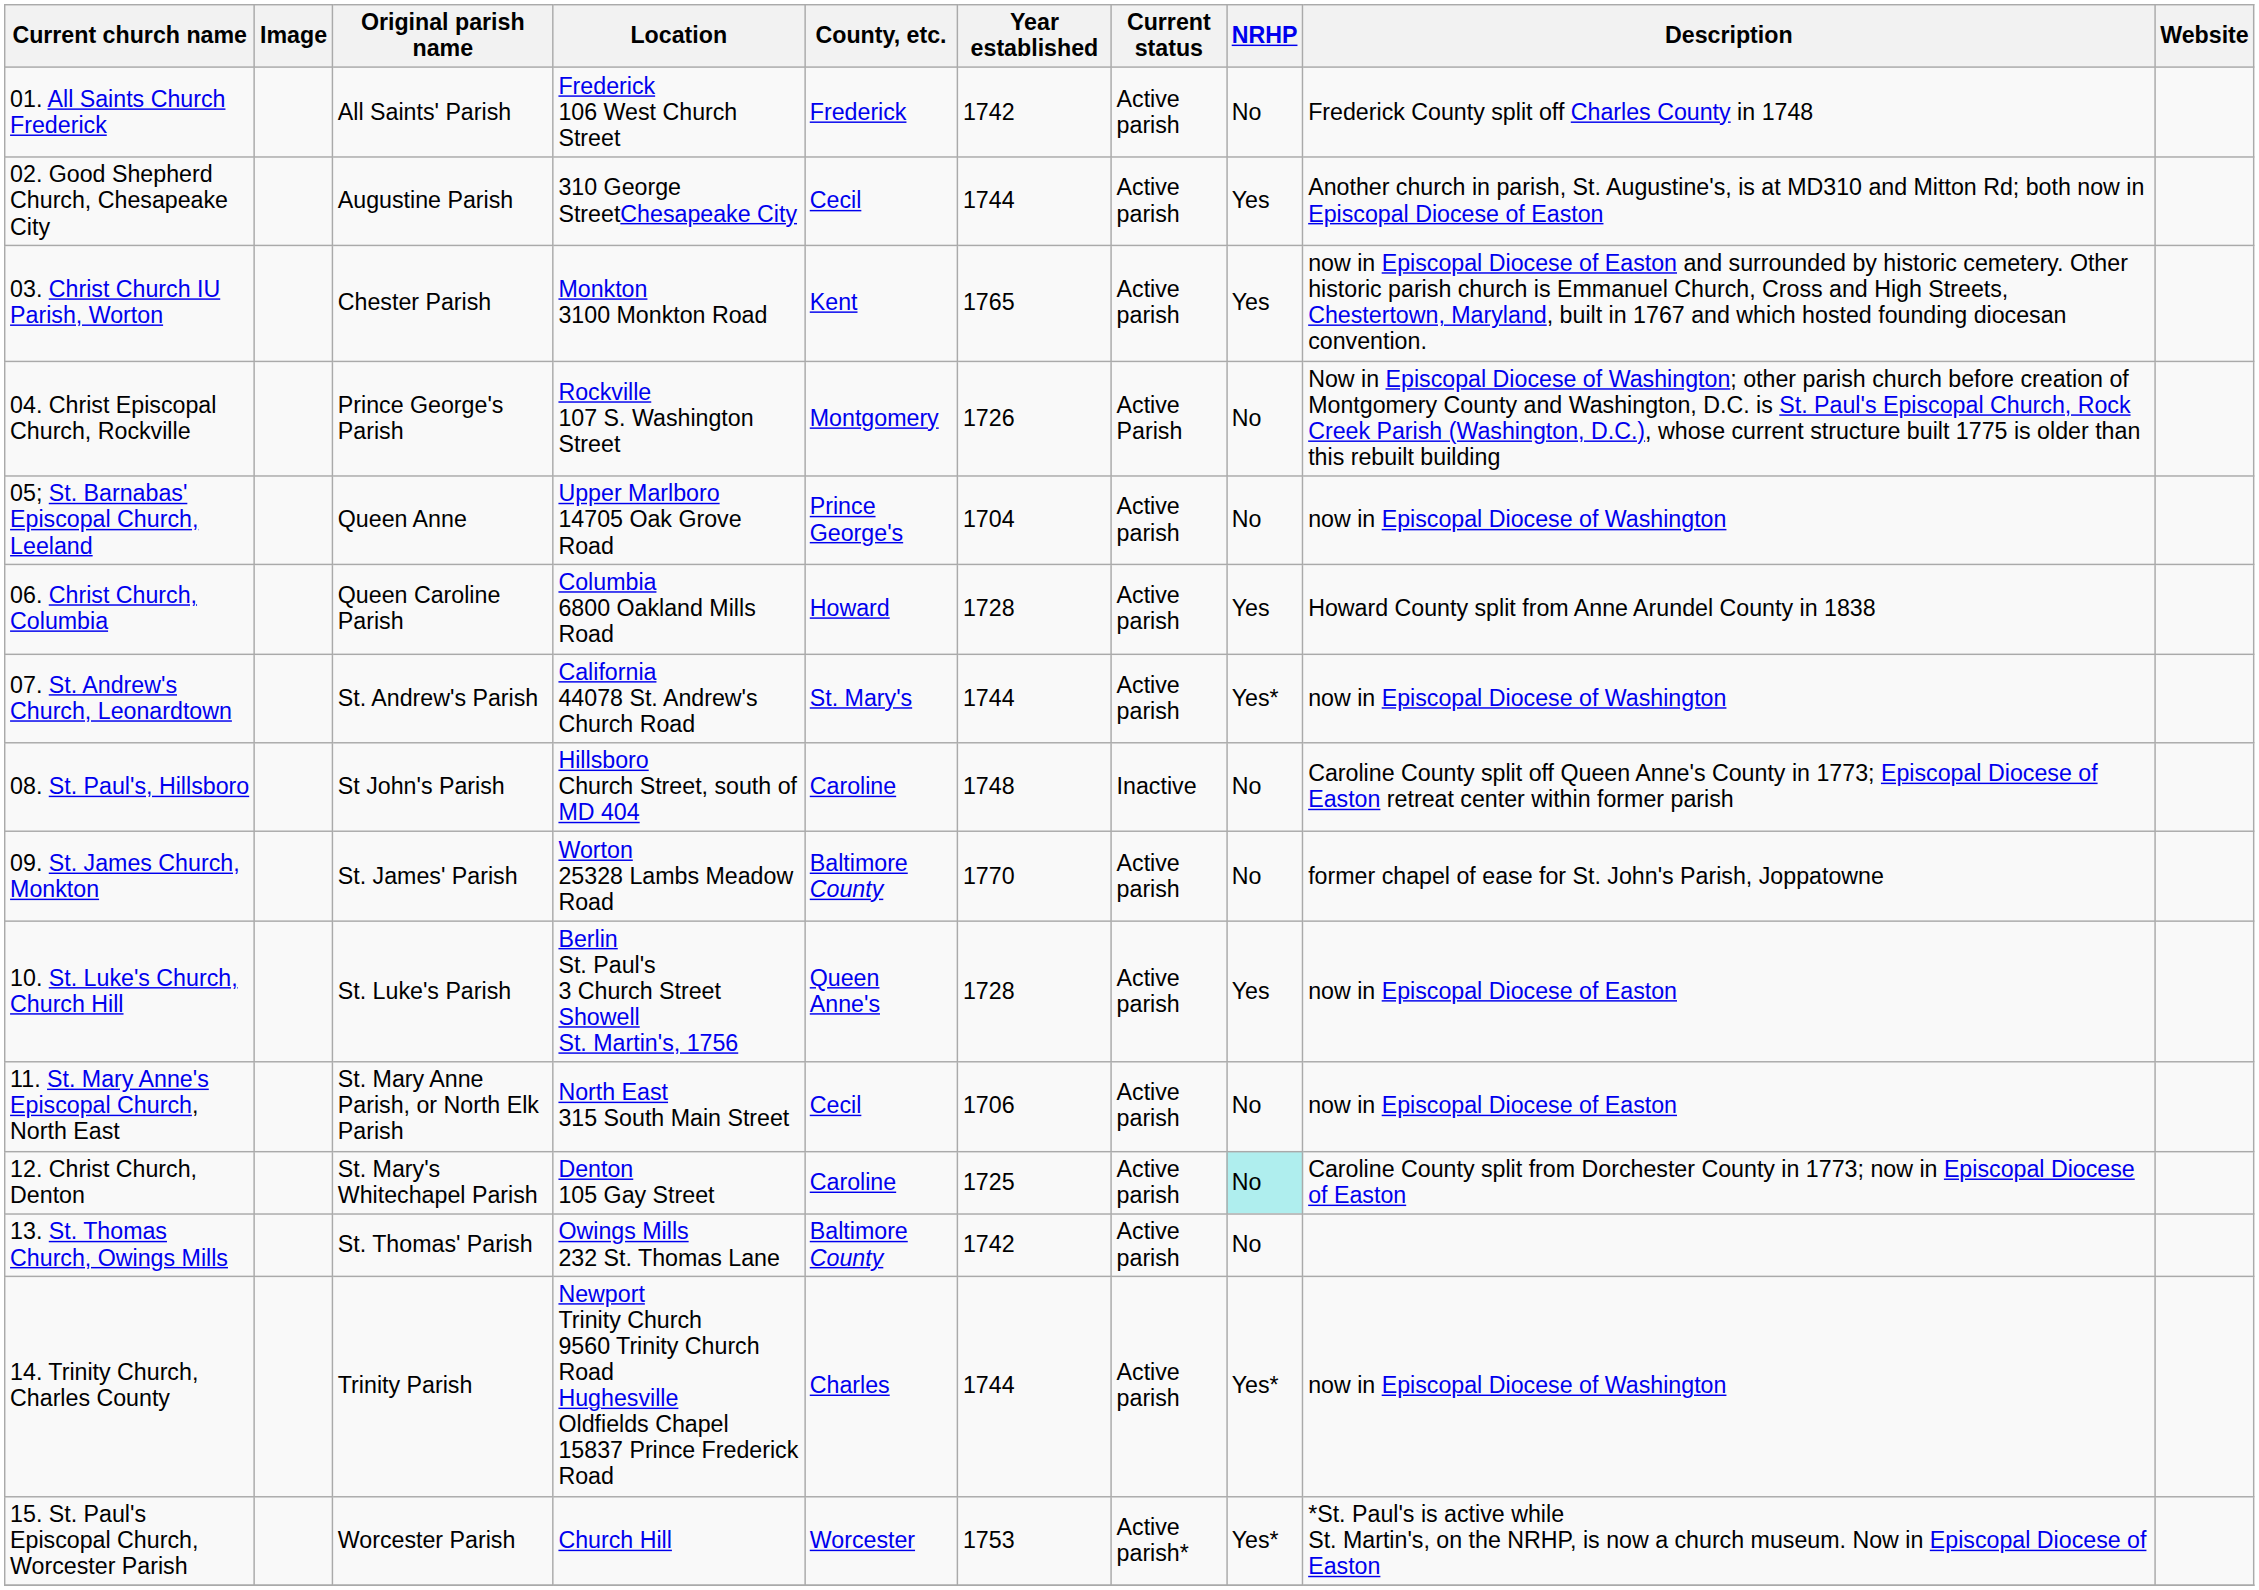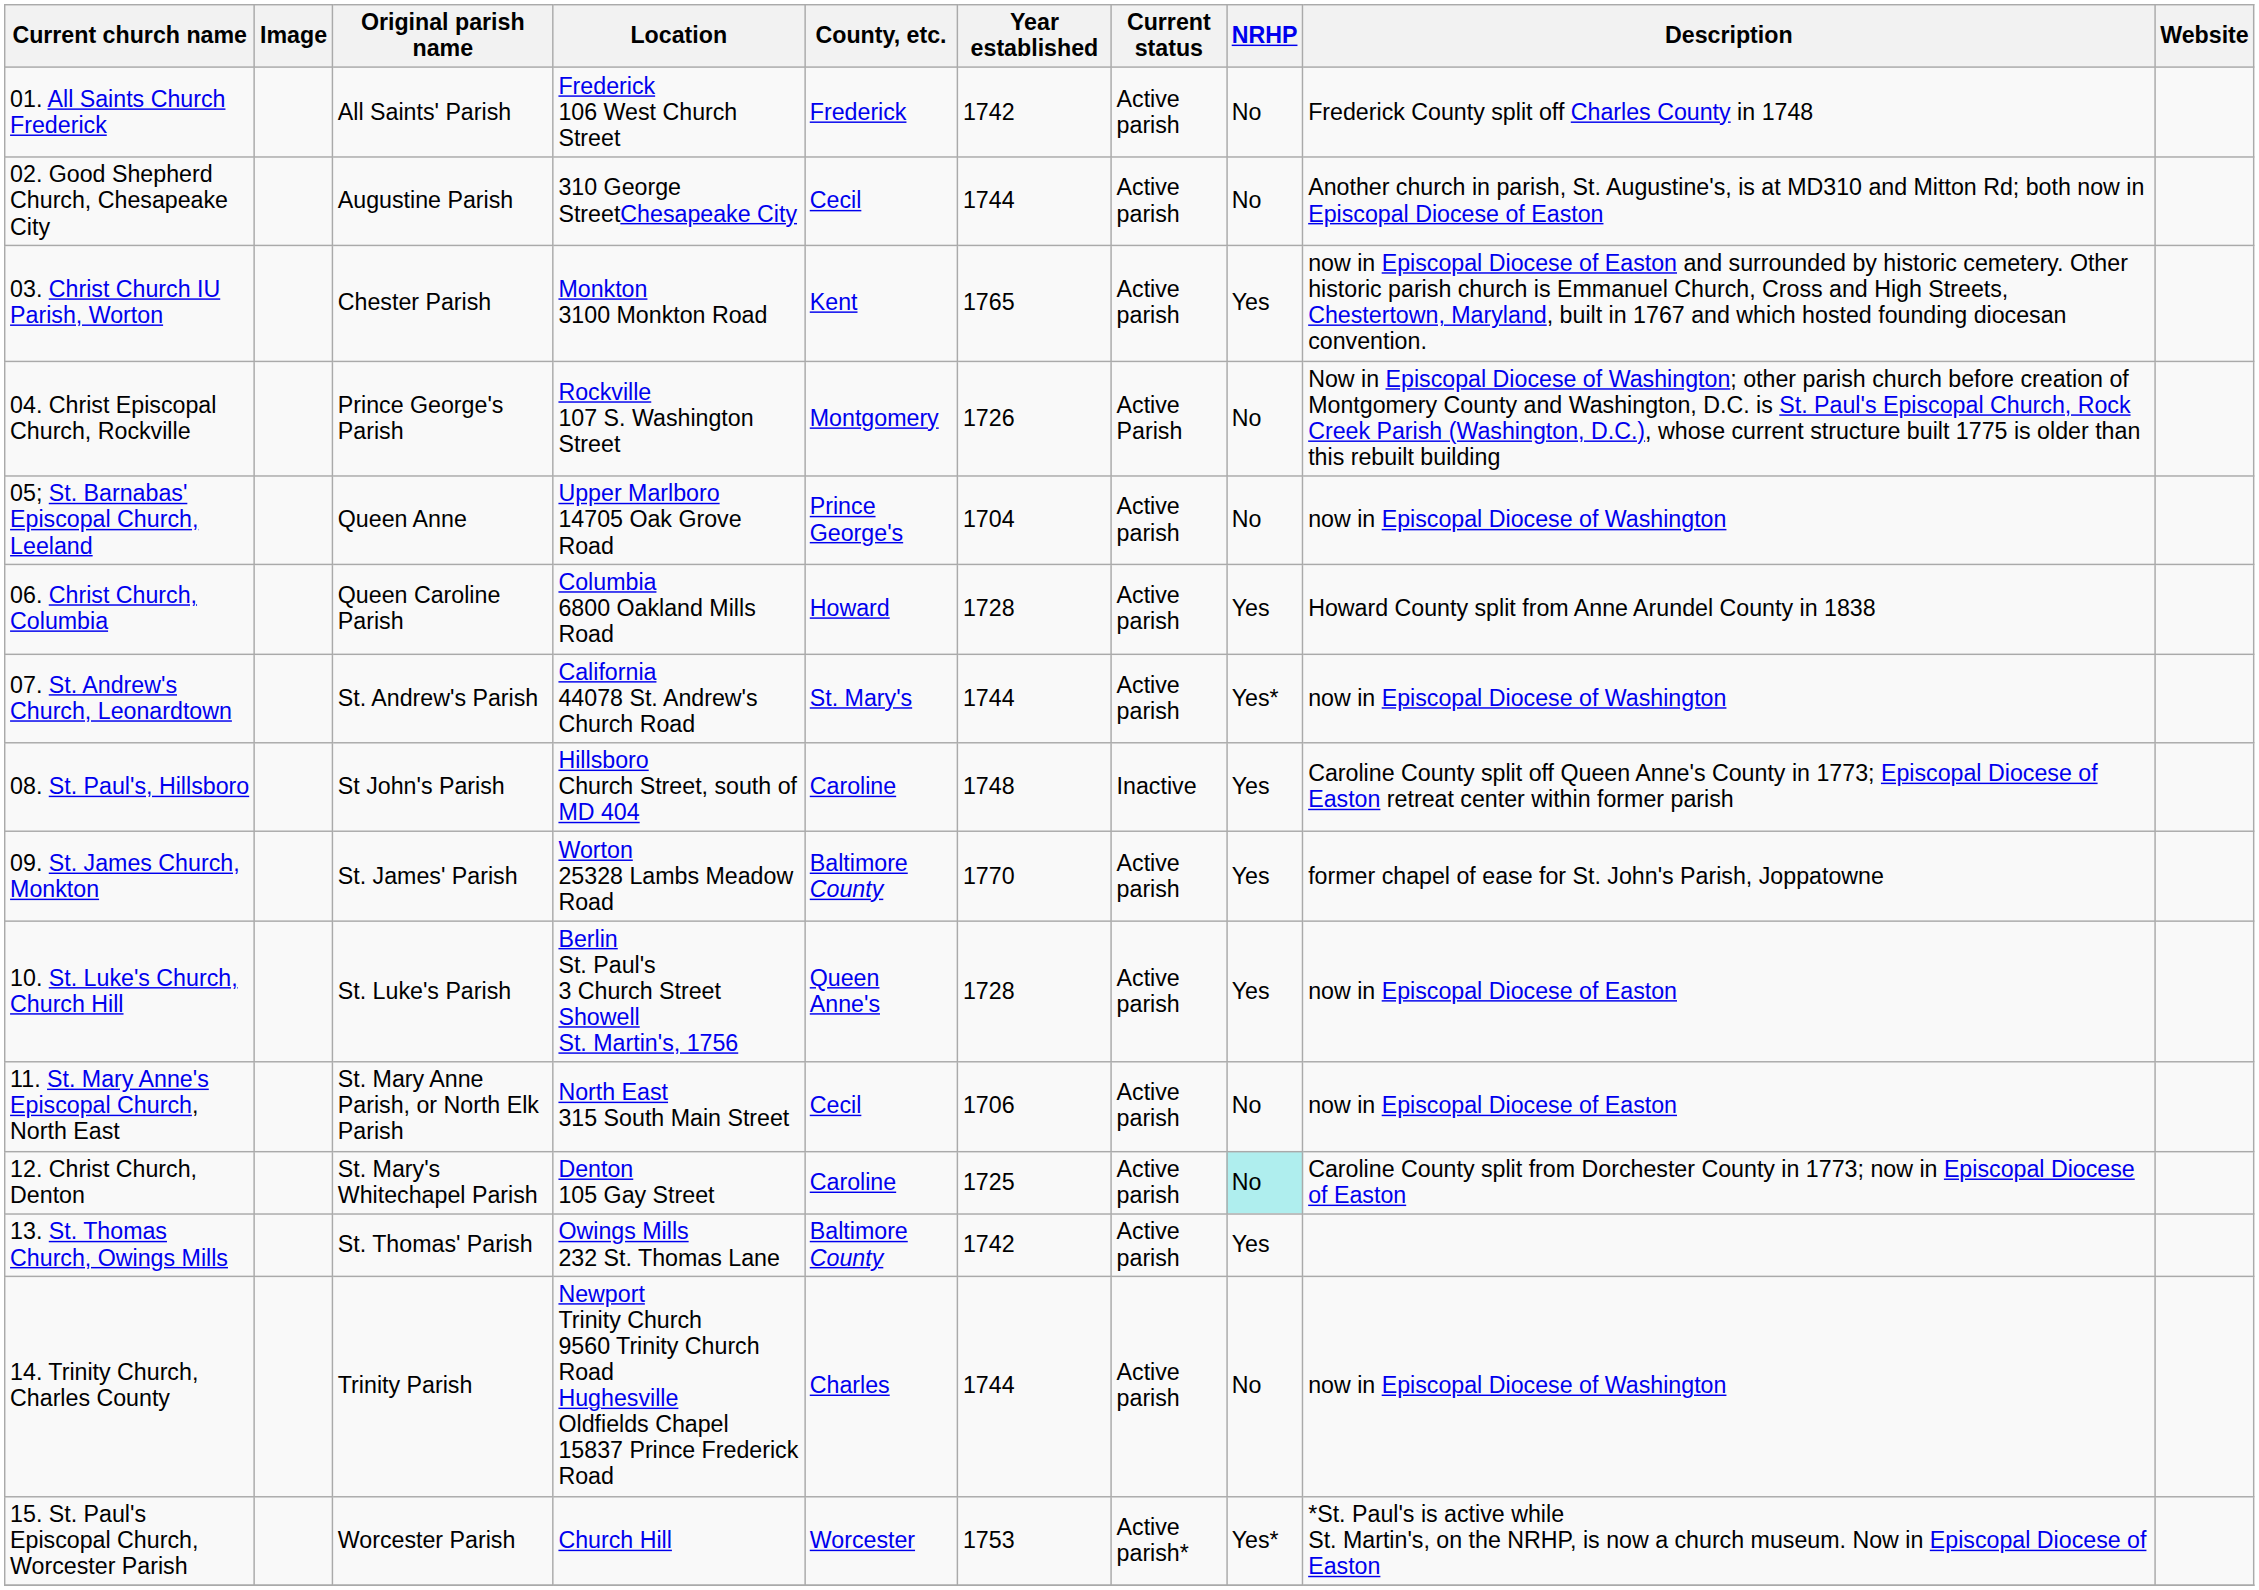(1251, 200) Yes -> (1247, 200) No
(1247, 787) No -> (1251, 787) Yes
(1247, 876) No -> (1251, 876) Yes
(1247, 1245) No -> (1251, 1245) Yes
(1255, 1386) Yes* -> (1247, 1386) No
